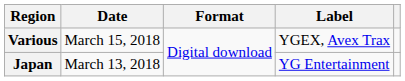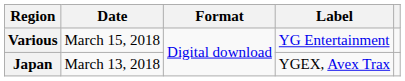(334, 40) YGEX, Avex Trax -> (334, 40) YG Entertainment
(334, 64) YG Entertainment -> (334, 64) YGEX, Avex Trax
